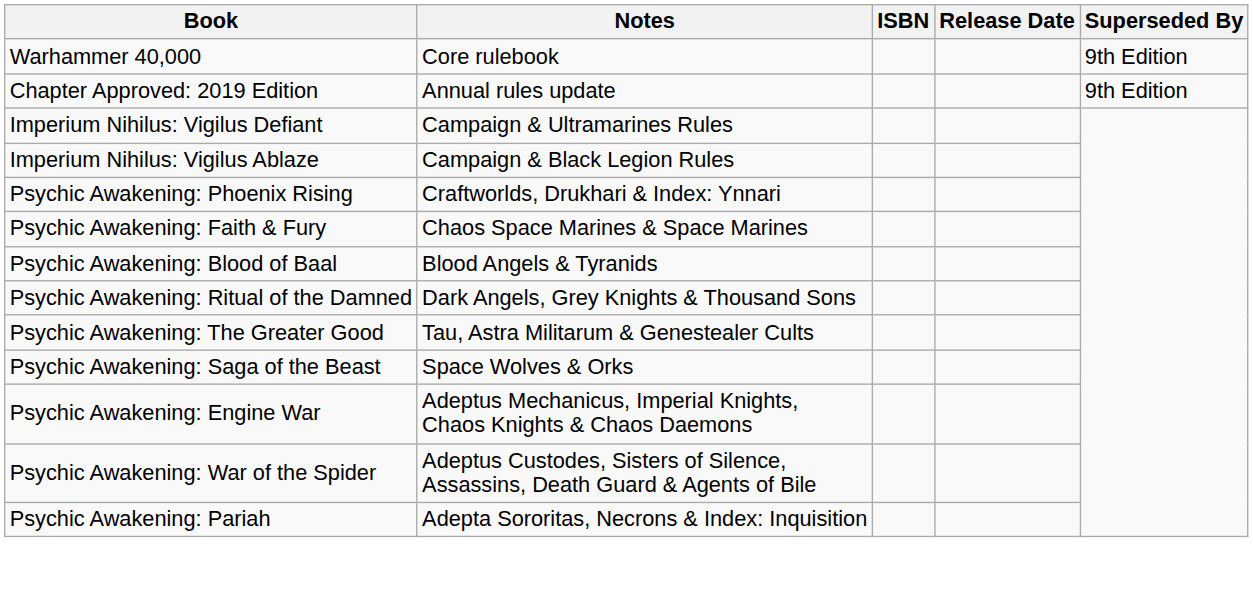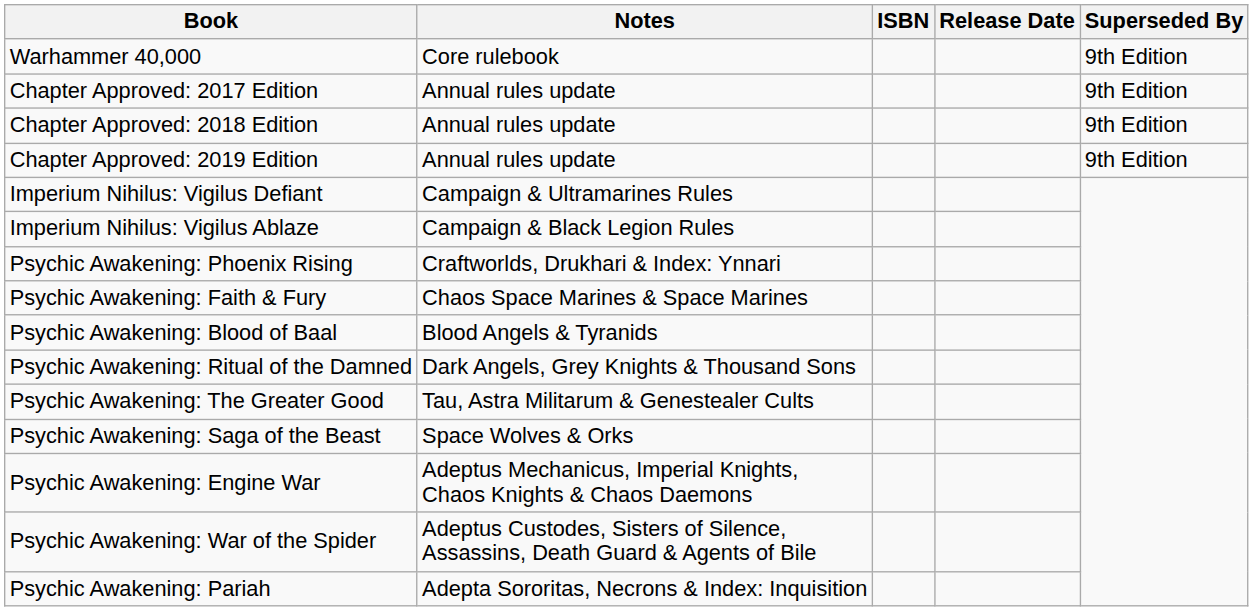+ row: (164, 90)
+ row: (164, 125)
